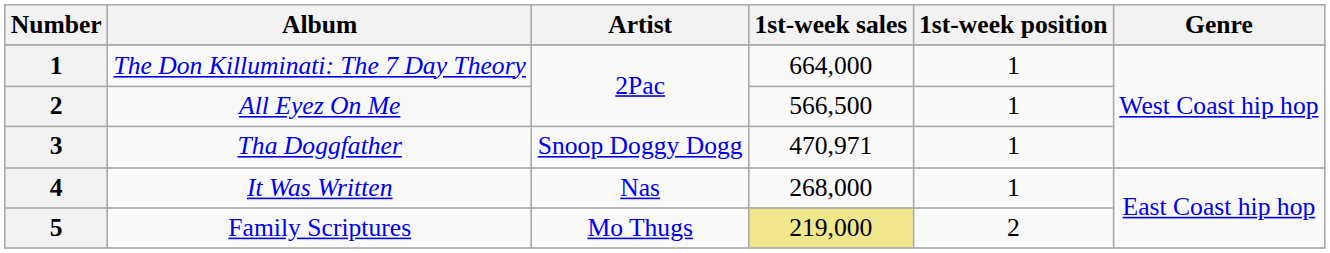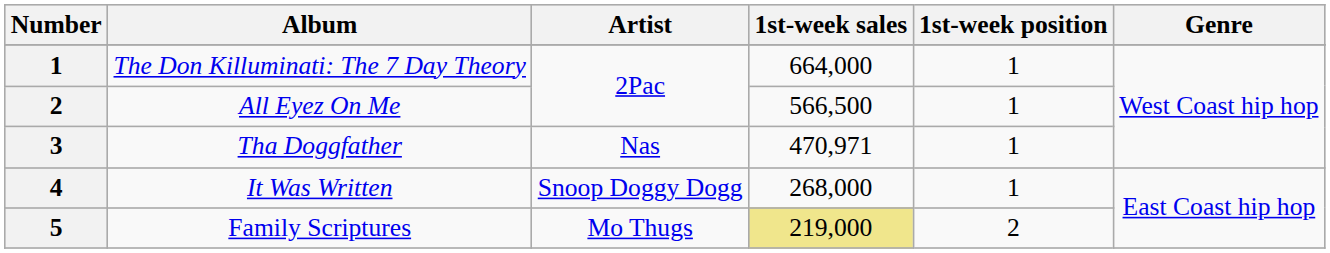(640, 146) Snoop Doggy Dogg -> (640, 146) Nas
(640, 187) Nas -> (640, 187) Snoop Doggy Dogg
